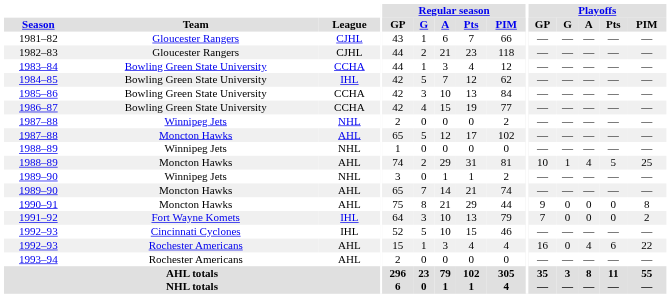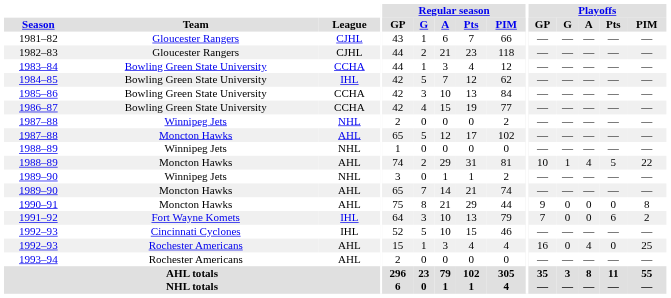(647, 162) 25 -> (647, 162) 22
(613, 218) 0 -> (613, 218) 6
(613, 245) 6 -> (613, 245) 0
(647, 245) 22 -> (647, 245) 25
